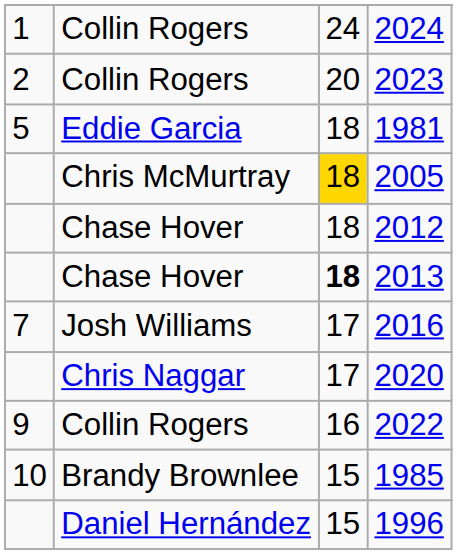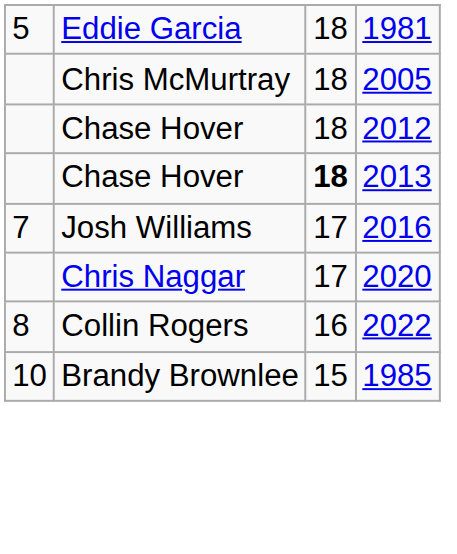- row: (409, 29)
- row: (409, 78)
(343, 177) gold background -> (331, 78) no background
(21, 425) 9 -> (21, 326) 8
- row: (409, 524)
